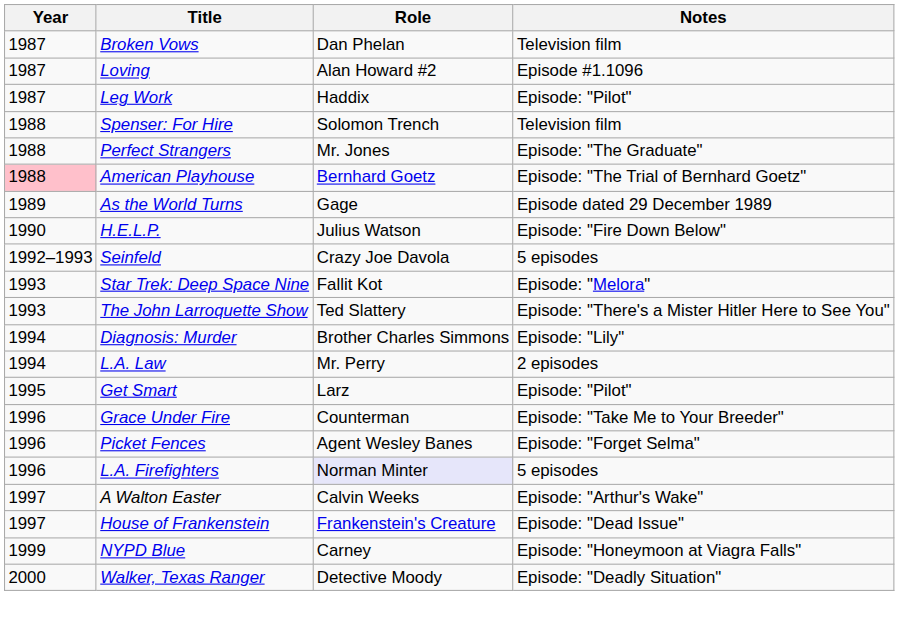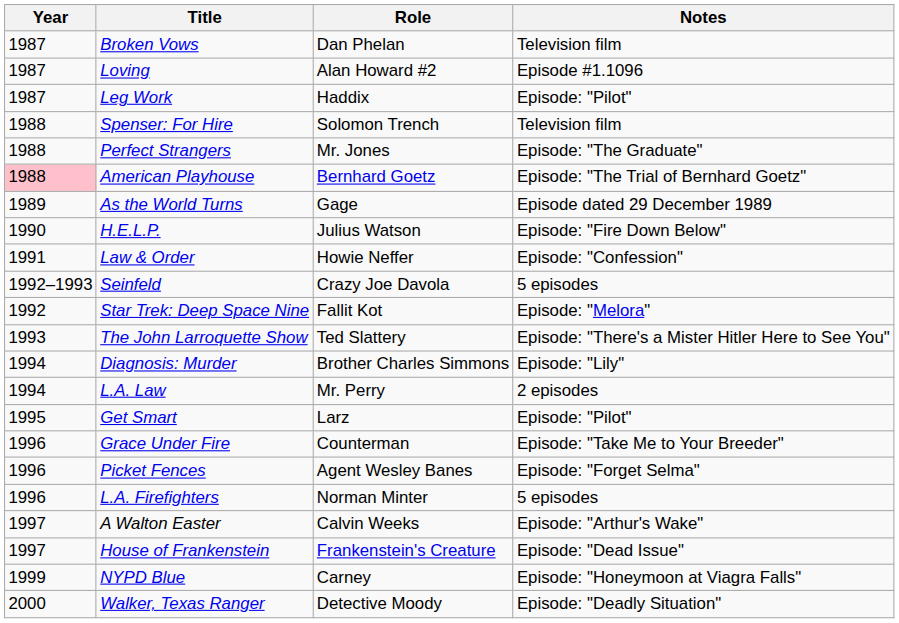+ row: (147, 257)
(27, 284) 1993 -> (27, 310) 1992
(372, 470) lavender background -> (372, 497) no background
